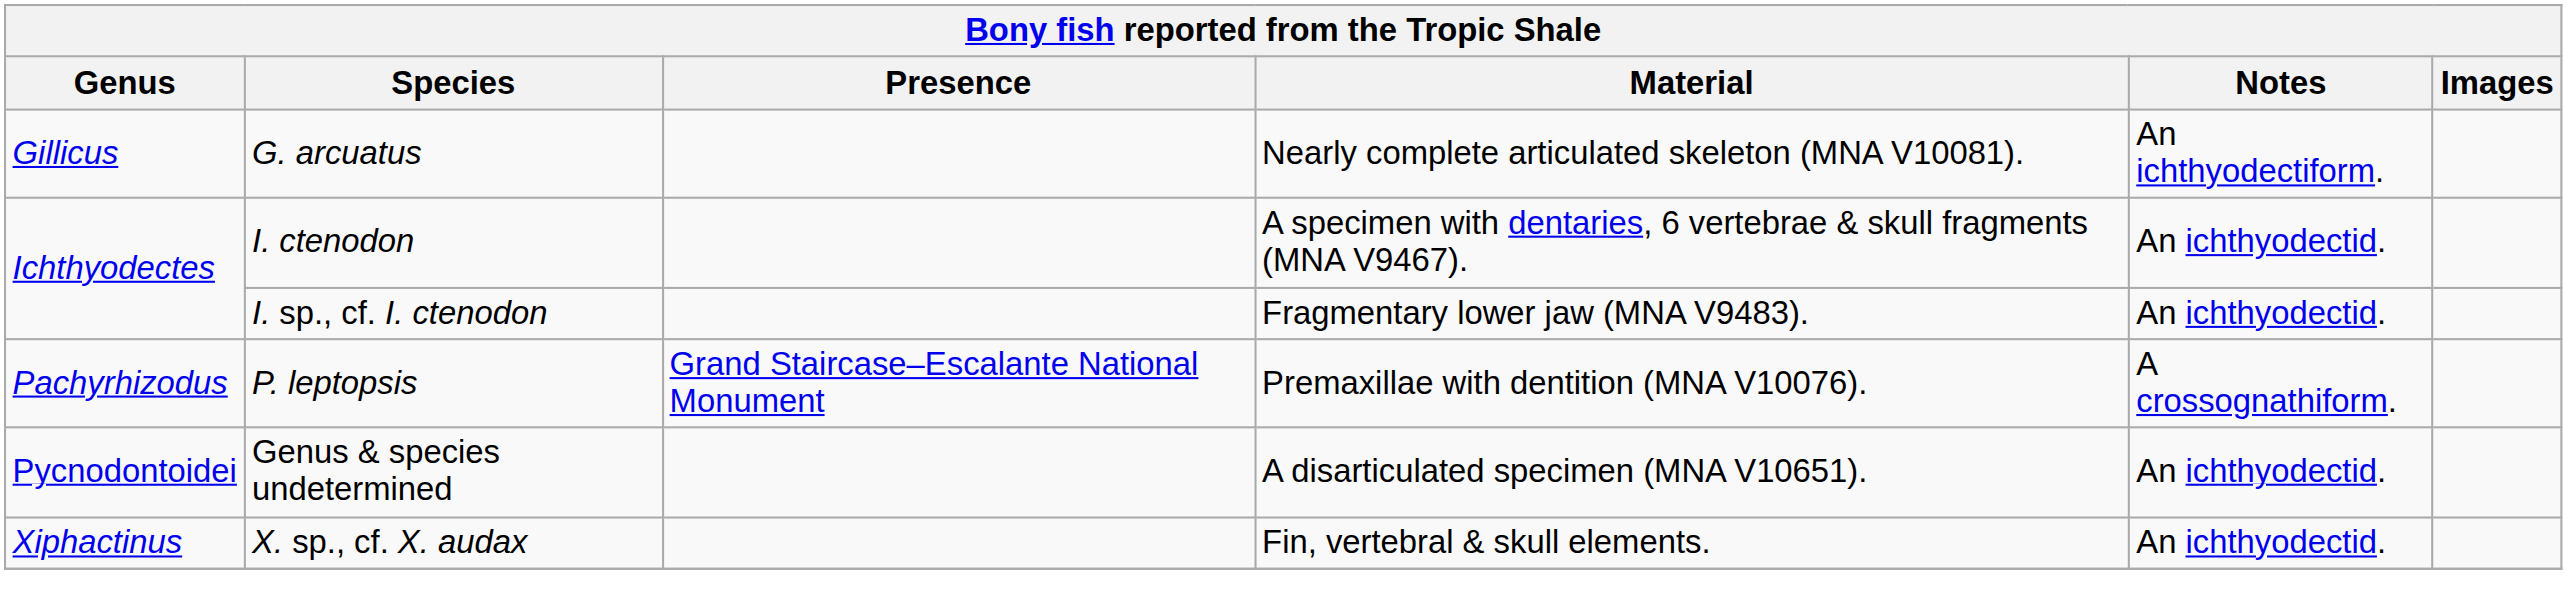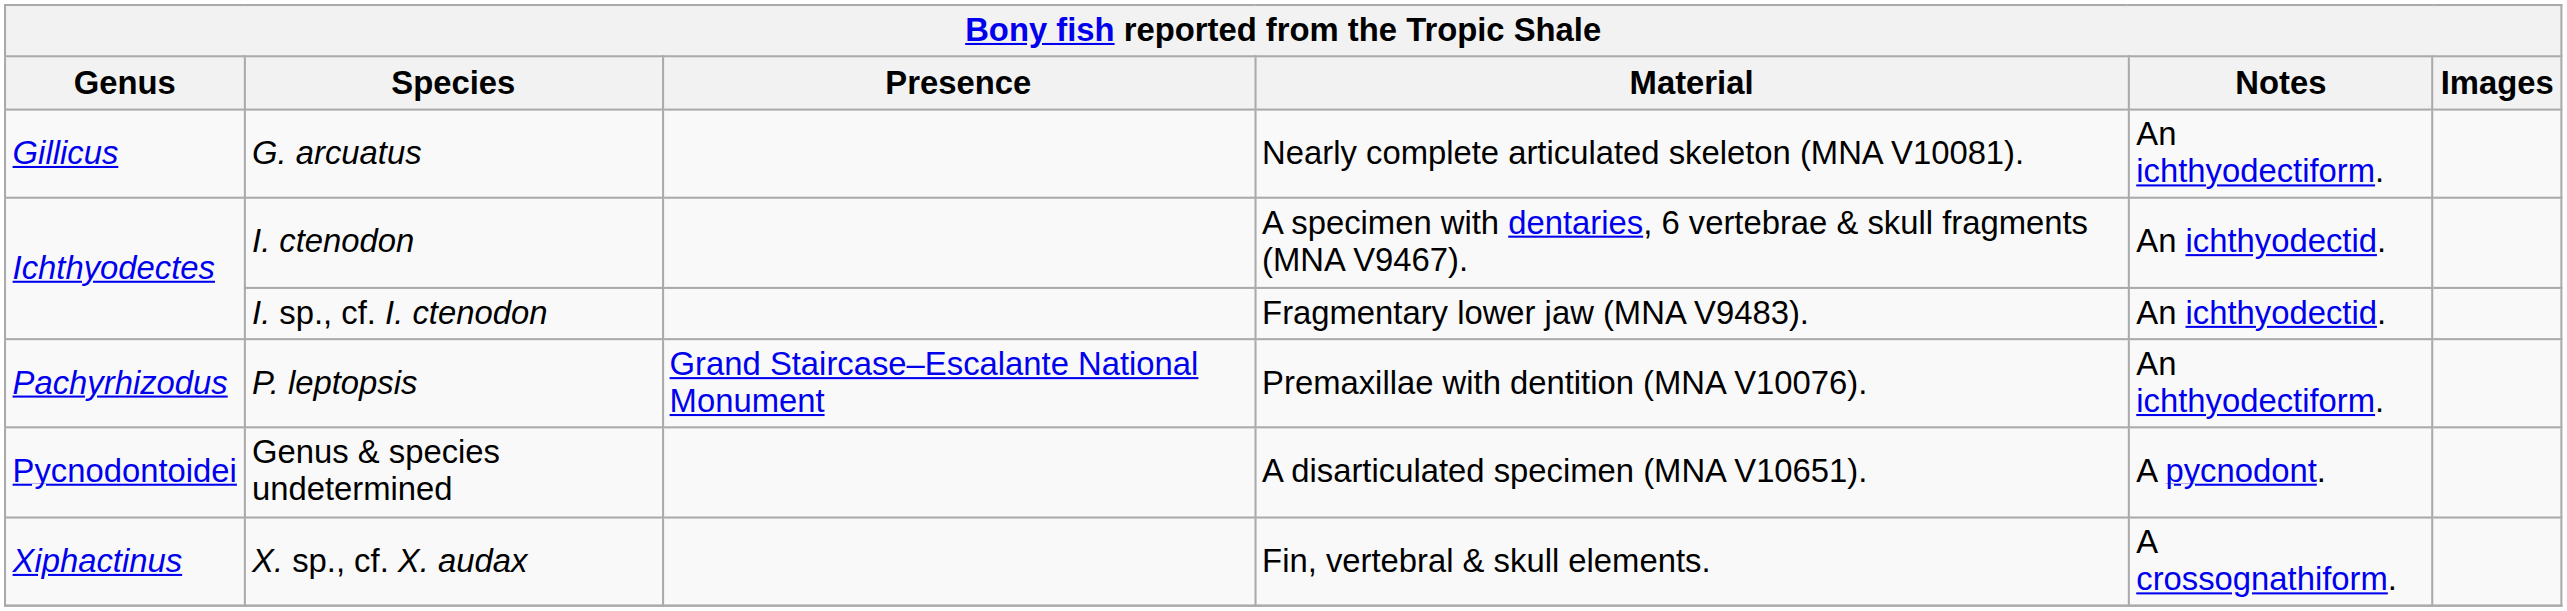(2267, 382) A crossognathiform. -> (2260, 382) An ichthyodectiform.
(2261, 471) An ichthyodectid. -> (2231, 471) A pycnodont.
(2261, 542) An ichthyodectid. -> (2267, 560) A crossognathiform.
